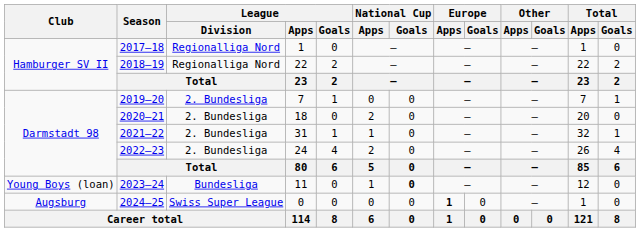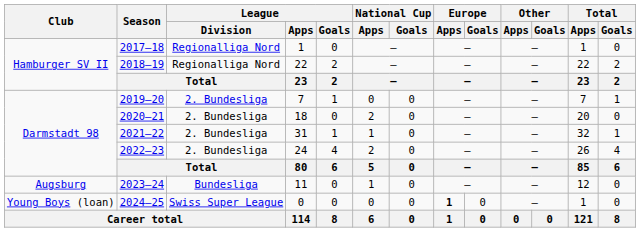(61, 185) Young Boys (loan) -> (61, 185) Augsburg
(412, 185) bold -> (412, 185) normal
(61, 202) Augsburg -> (61, 202) Young Boys (loan)
